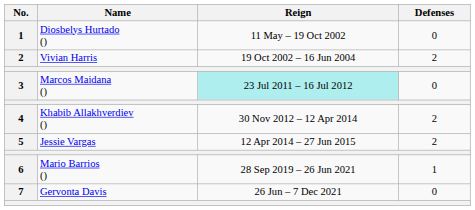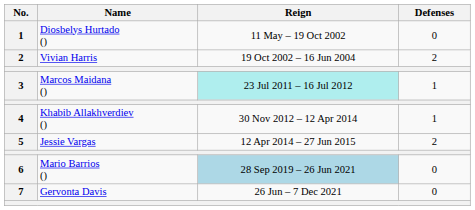(434, 85) 0 -> (434, 85) 1
(434, 119) 2 -> (434, 119) 1
(298, 169) no background -> (298, 169) lightblue background
(434, 169) 1 -> (434, 169) 0
